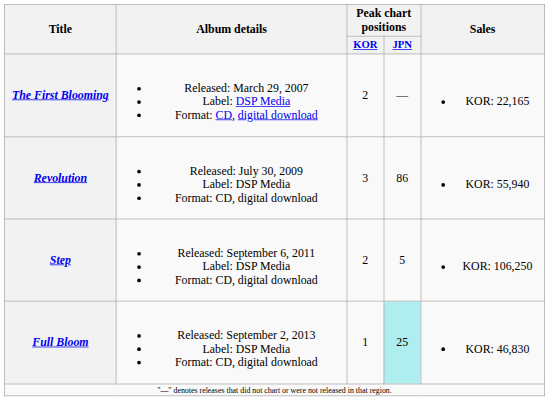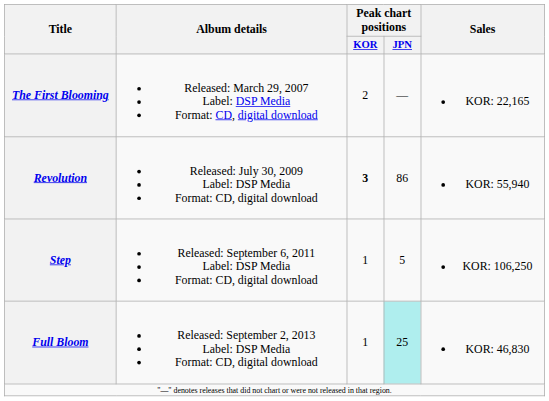(365, 177) normal -> (365, 177) bold
(365, 260) 2 -> (365, 260) 1
